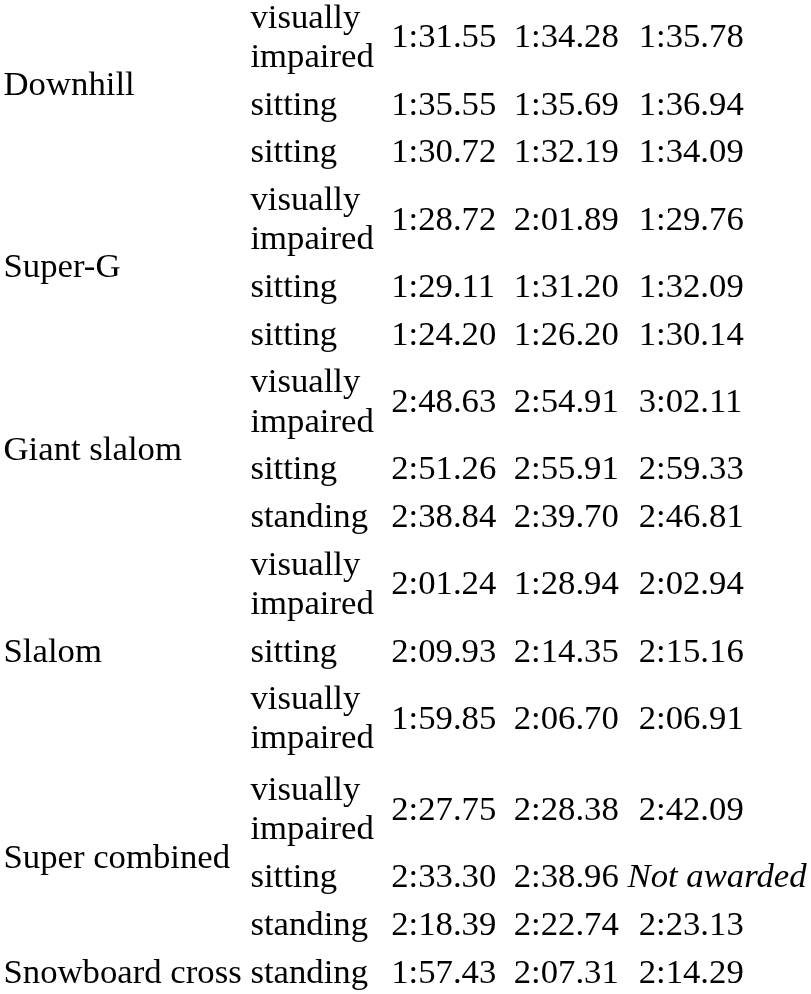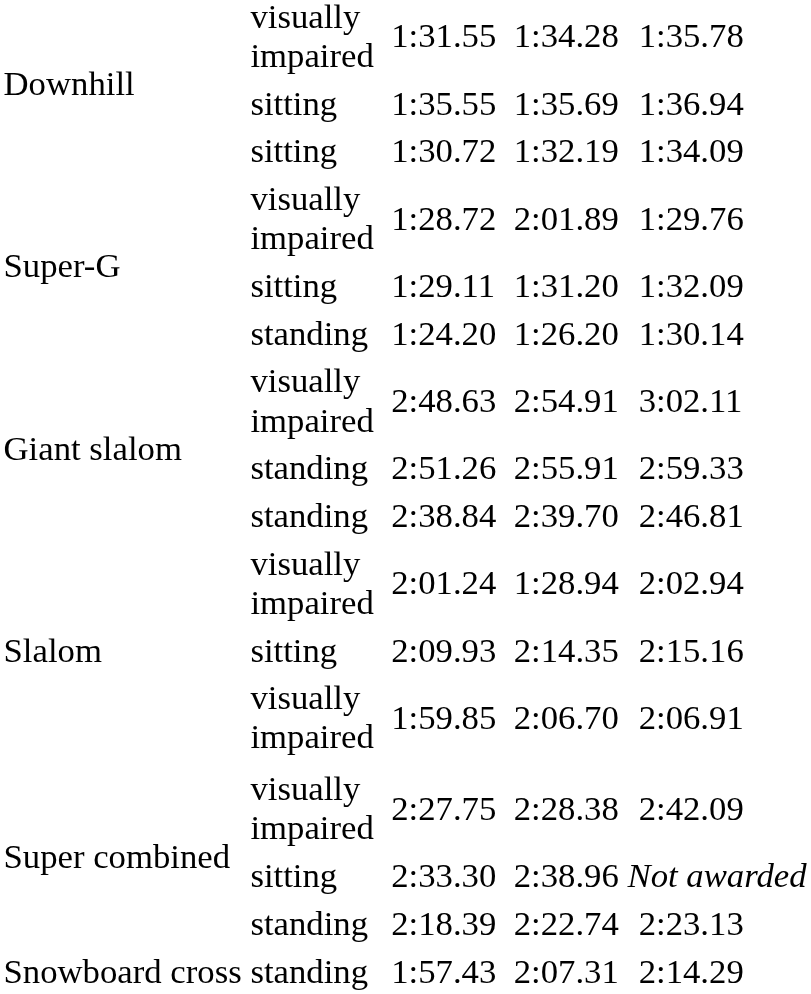(294, 333) sitting -> (309, 333) standing
(294, 467) sitting -> (309, 467) standing
